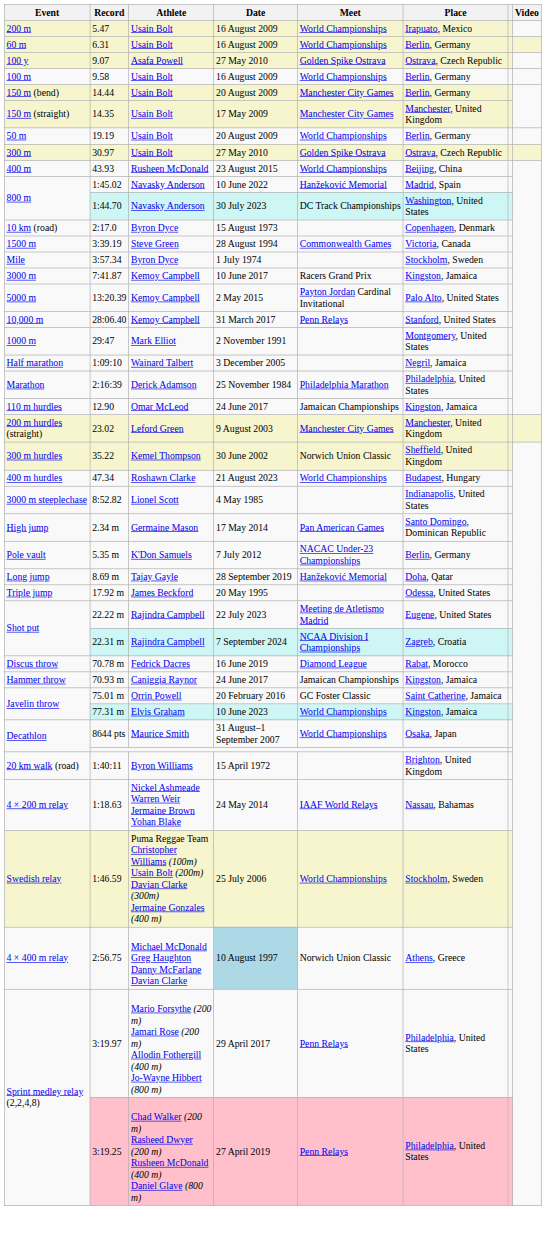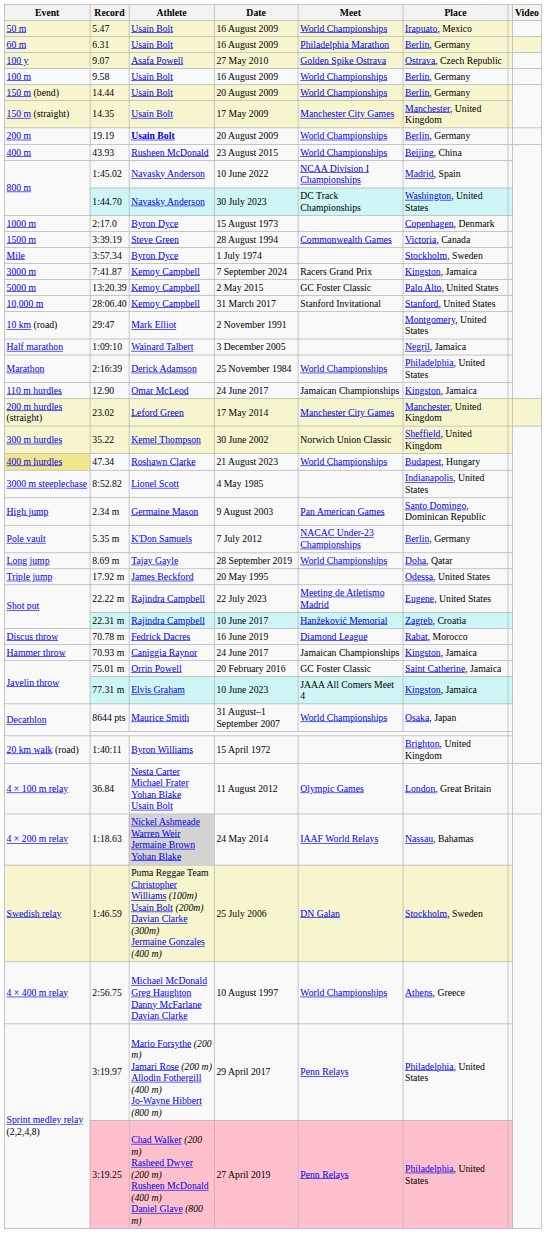(19, 28) 200 m -> (16, 28) 50 m
(343, 44) World Championships -> (345, 44) Philadelphia Marathon
(347, 92) Manchester City Games -> (344, 92) World Championships
(16, 136) 50 m -> (19, 136) 200 m
(152, 136) normal -> (153, 136) bold
- row: (103, 152)
(343, 184) Hanžeković Memorial -> (335, 174) NCAA Division I Championships
(32, 228) 10 km (road) -> (21, 223) 1000 m
(242, 276) 10 June 2017 -> (252, 271) 7 September 2024
(345, 298) Payton Jordan Cardinal Invitational -> (336, 287) GC Foster Classic
(324, 319) Penn Relays -> (341, 303) Stanford Invitational
(21, 341) 1000 m -> (32, 325) 10 km (road)
(344, 385) Philadelphia Marathon -> (344, 369) World Championships
(244, 428) 9 August 2003 -> (242, 412) 17 May 2014
(34, 478) no background -> (34, 462) khaki background
(242, 527) 17 May 2014 -> (245, 511) 9 August 2003
(343, 577) Hanžeković Memorial -> (344, 560) World Championships
(251, 642) 7 September 2024 -> (242, 620) 10 June 2017
(334, 642) NCAA Division I Championships -> (344, 620) Hanžeković Memorial
(343, 712) World Championships -> (347, 690) JAAA All Comers Meet 4
+ row: (103, 789)
(165, 805) no background -> (166, 839) lightgrey background
(343, 878) World Championships -> (320, 913) DN Galan
(247, 958) lightblue background -> (247, 992) no background
(345, 958) Norwich Union Classic -> (344, 992) World Championships
